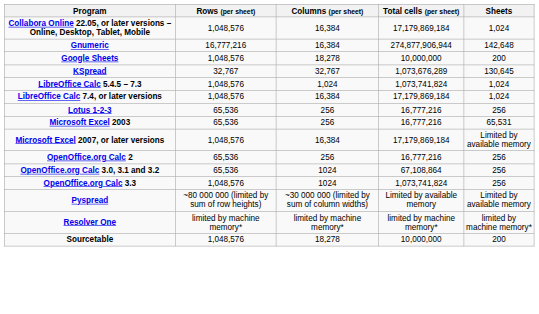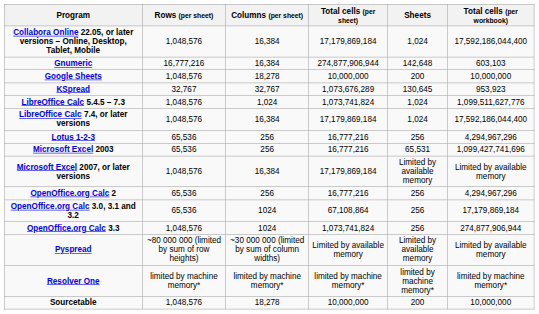+ column: (491, 15)
